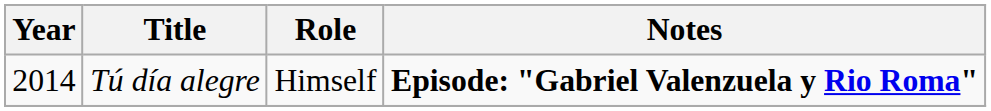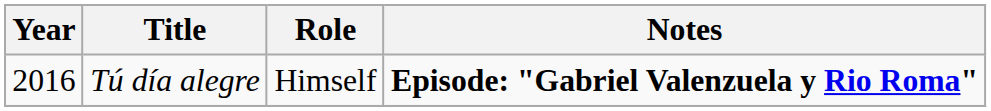(44, 79) 2014 -> (44, 79) 2016
